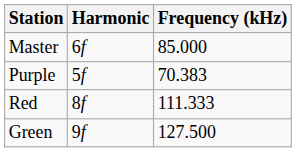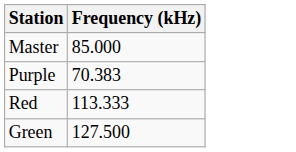- column: (111, 18)
(186, 103) 111.333 -> (101, 103) 113.333
